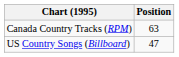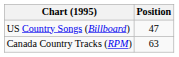rows swapped: (69, 28) <-> (68, 44)
